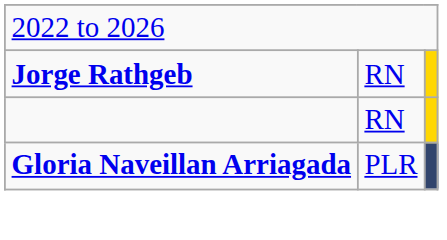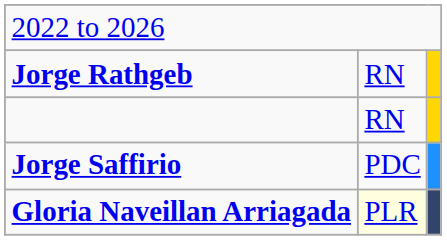+ row: (96, 165)
(391, 165) no background -> (391, 211) lightyellow background
